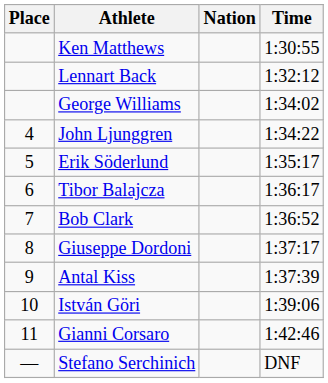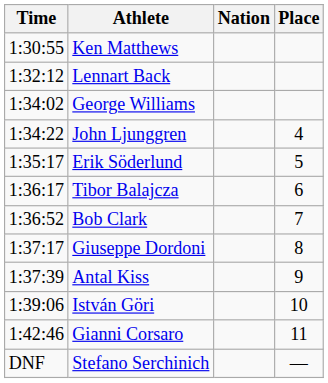columns swapped: (29, 18) <-> (292, 18)
